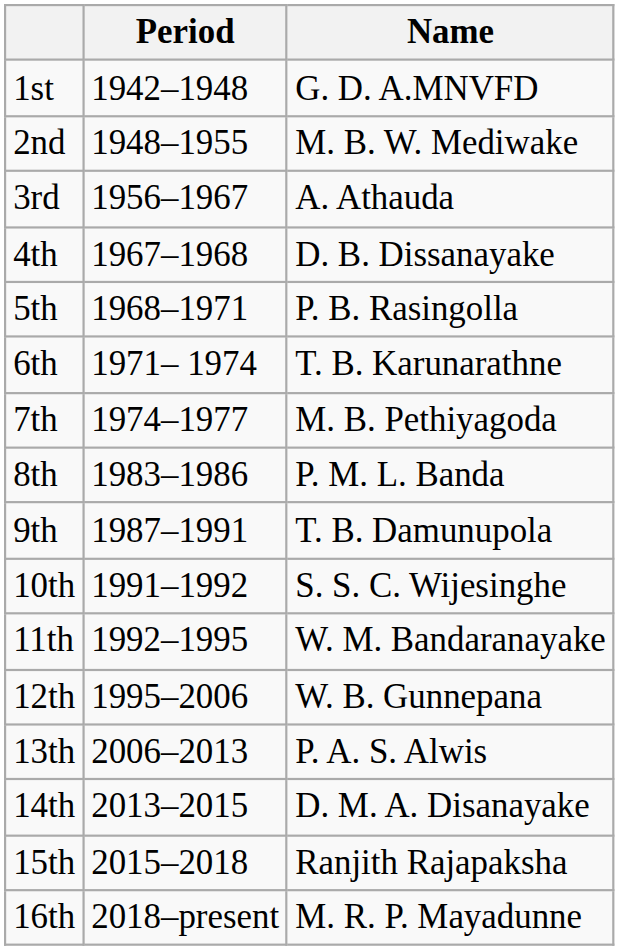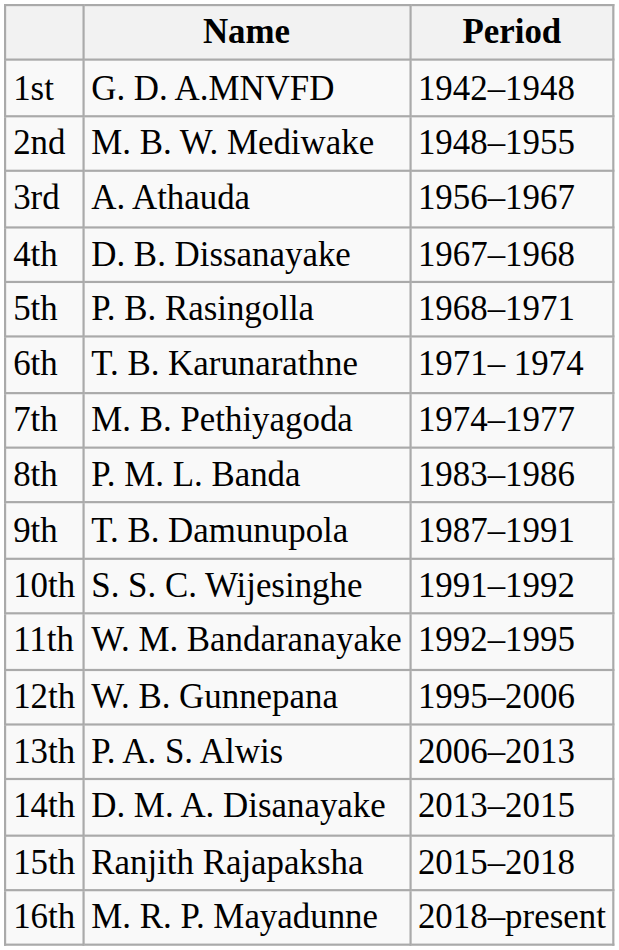columns swapped: (185, 32) <-> (451, 32)
